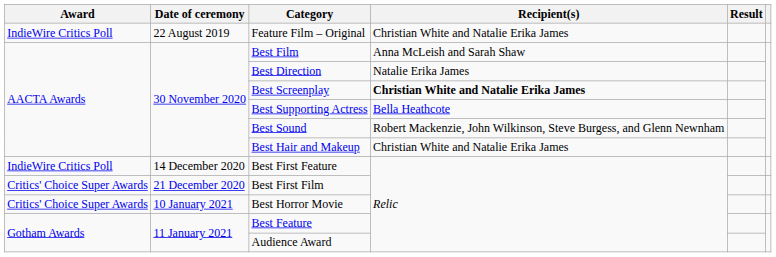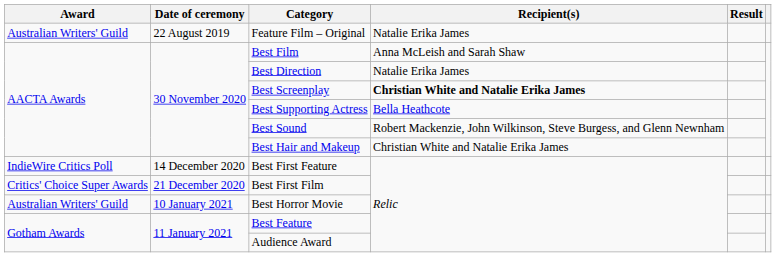(60, 33) IndieWire Critics Poll -> (68, 33) Australian Writers' Guild
(471, 33) Christian White and Natalie Erika James -> (421, 33) Natalie Erika James
(77, 204) Critics' Choice Super Awards -> (68, 204) Australian Writers' Guild
